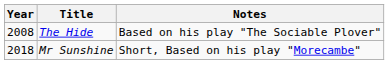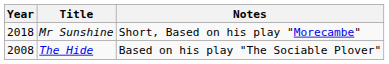rows swapped: (66, 32) <-> (76, 50)
